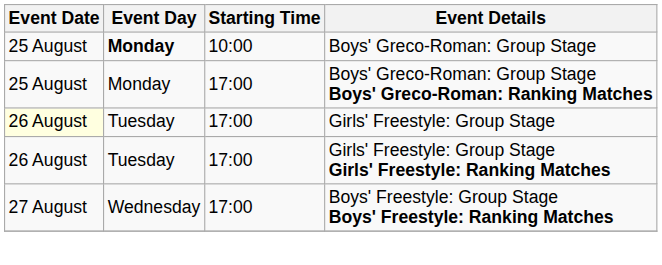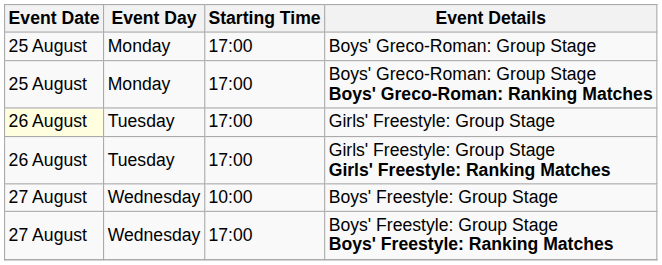(141, 46) bold -> (139, 46) normal
(230, 46) 10:00 -> (230, 46) 17:00
+ row: (443, 197)
